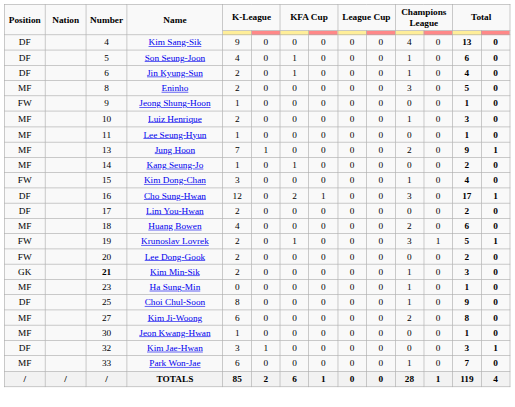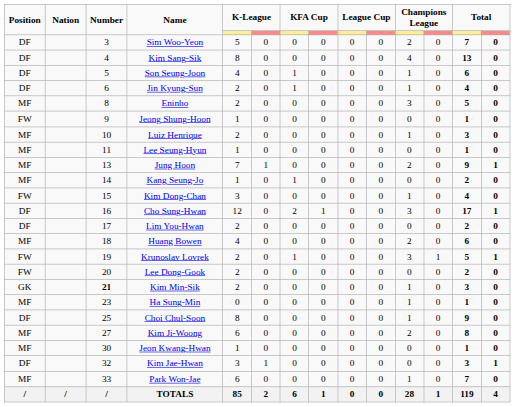+ row: (175, 42)
(237, 42) 9 -> (237, 58) 8
